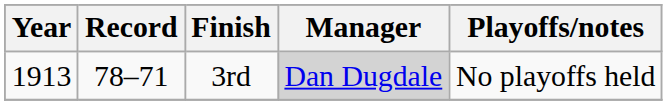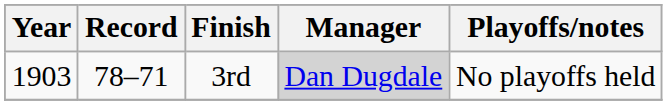(42, 75) 1913 -> (42, 75) 1903
